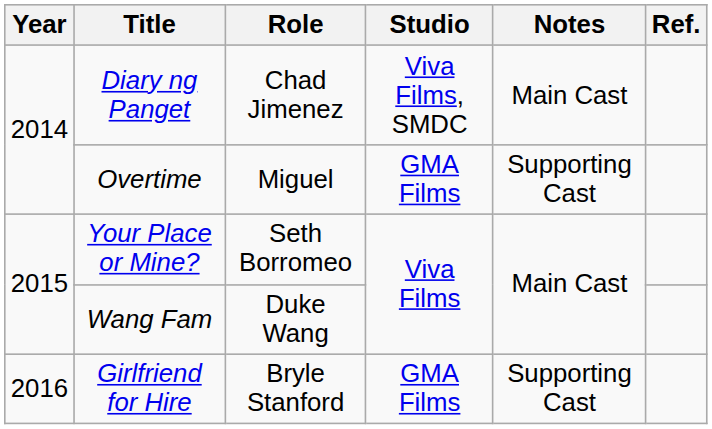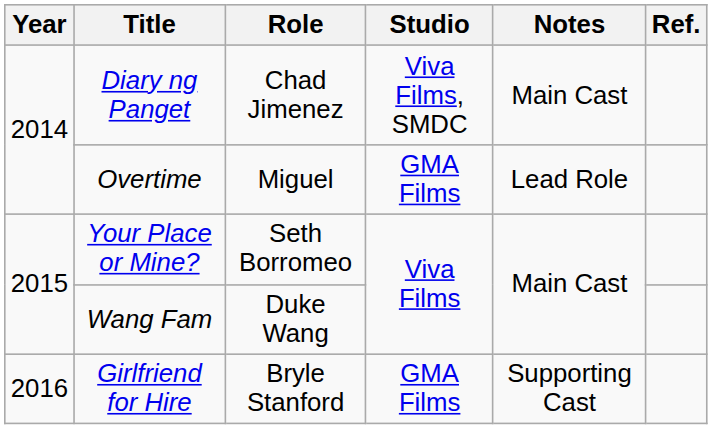(569, 179) Supporting Cast -> (569, 179) Lead Role
